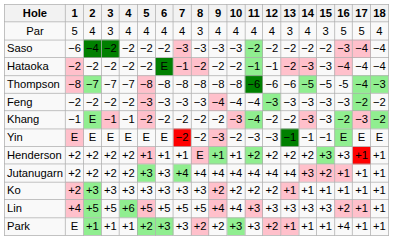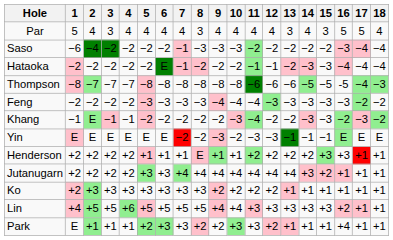(182, 48) −3 -> (182, 48) −1
